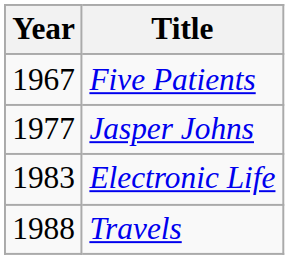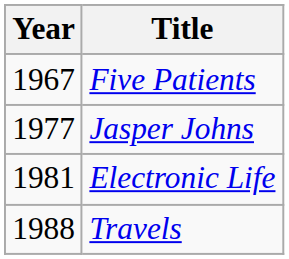(44, 178) 1983 -> (44, 178) 1981
